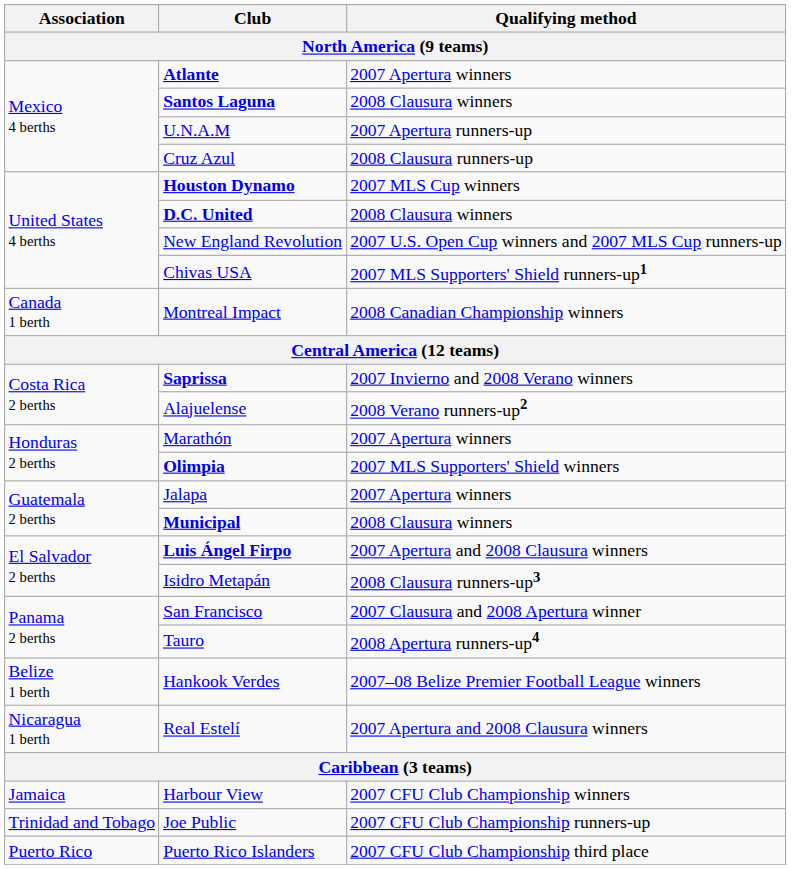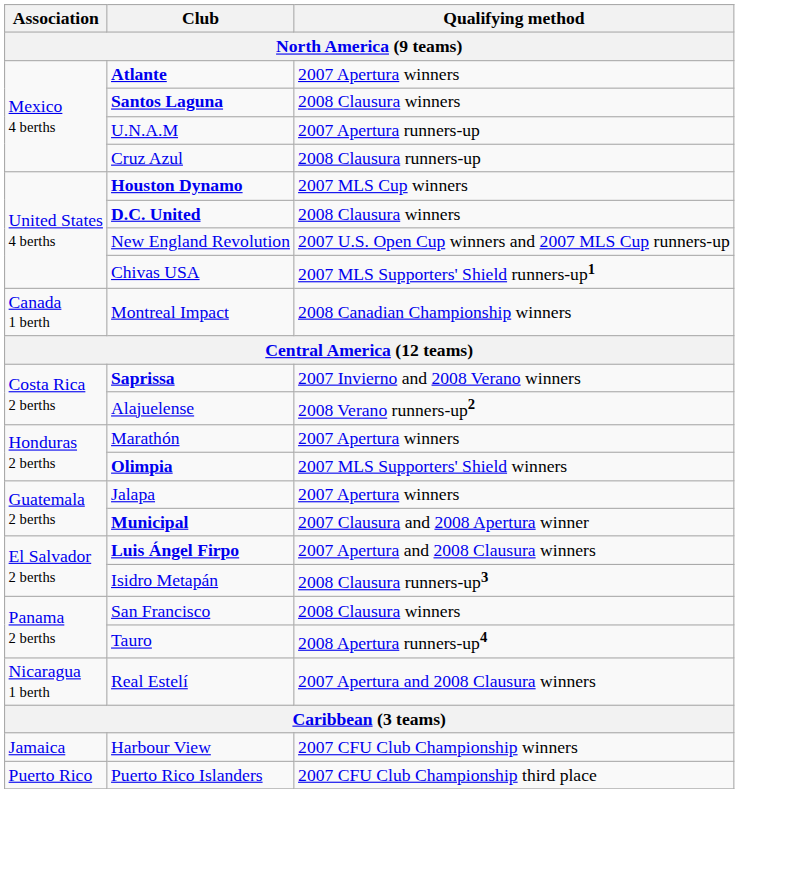(431, 522) 2008 Clausura winners -> (444, 522) 2007 Clausura and 2008 Apertura winner
(496, 610) 2007 Clausura and 2008 Apertura winner -> (379, 610) 2008 Clausura winners
- row: (221, 681)
- row: (200, 822)
